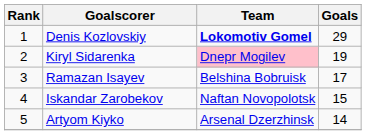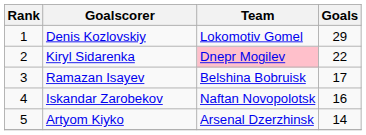(256, 36) bold -> (251, 36) normal
(340, 57) 19 -> (340, 57) 22
(340, 99) 15 -> (340, 99) 16
